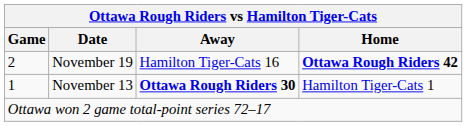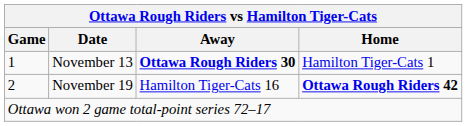rows swapped: (93, 86) <-> (93, 62)
